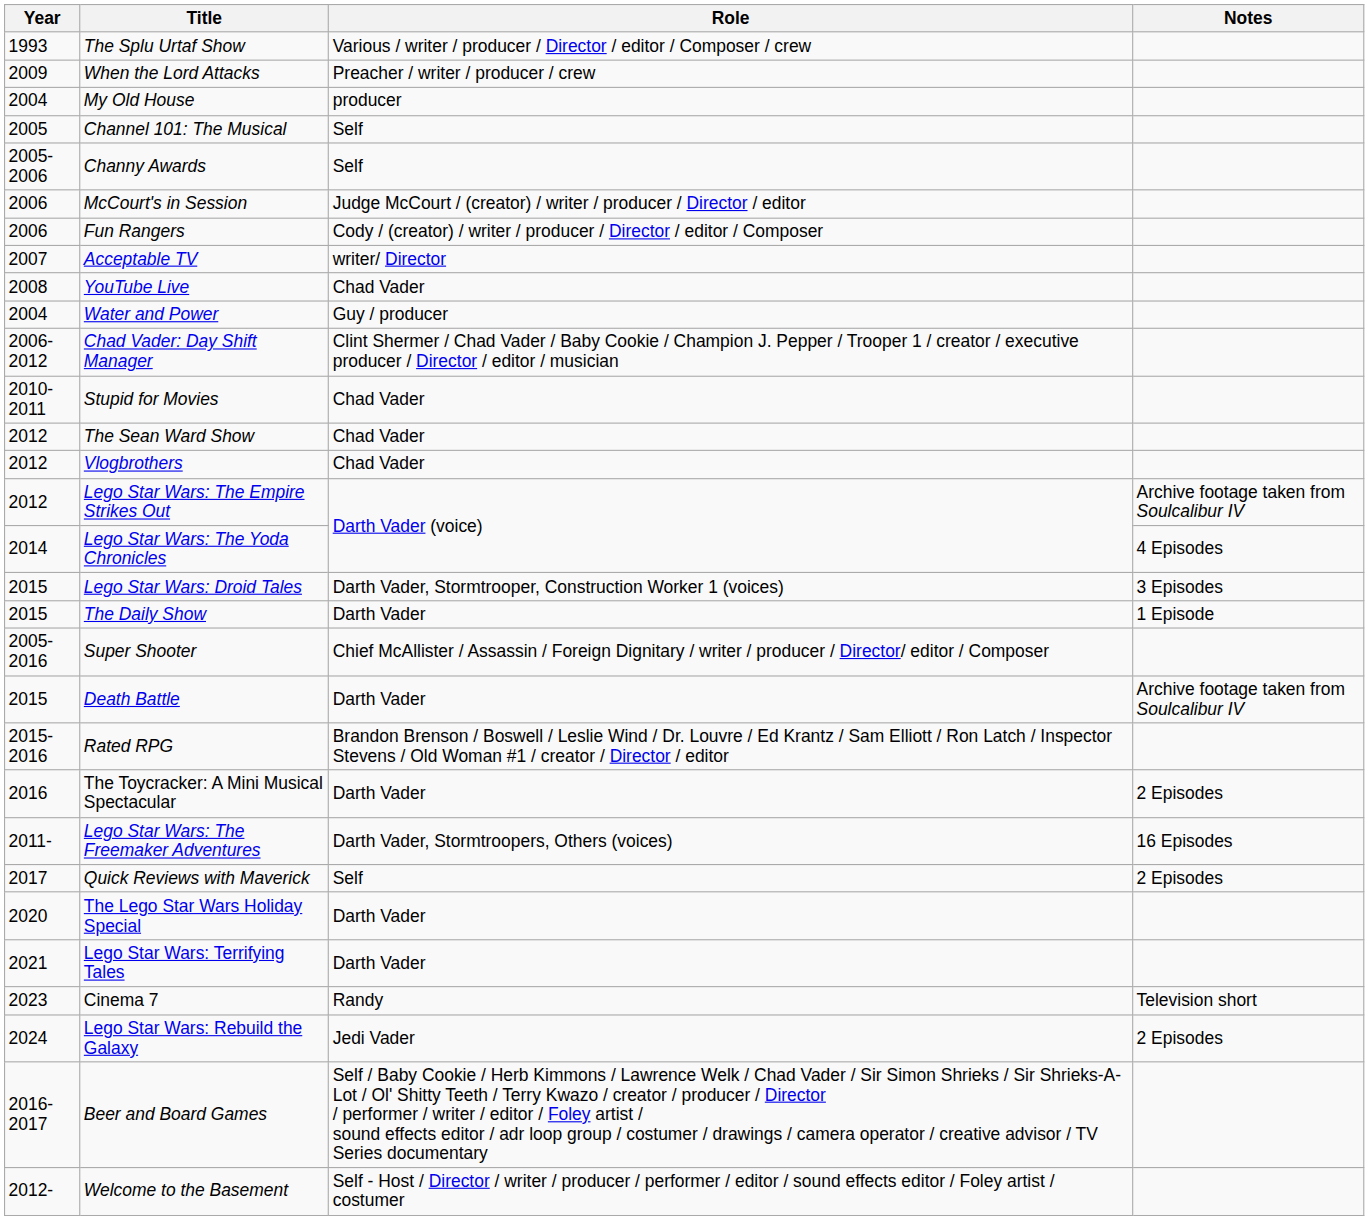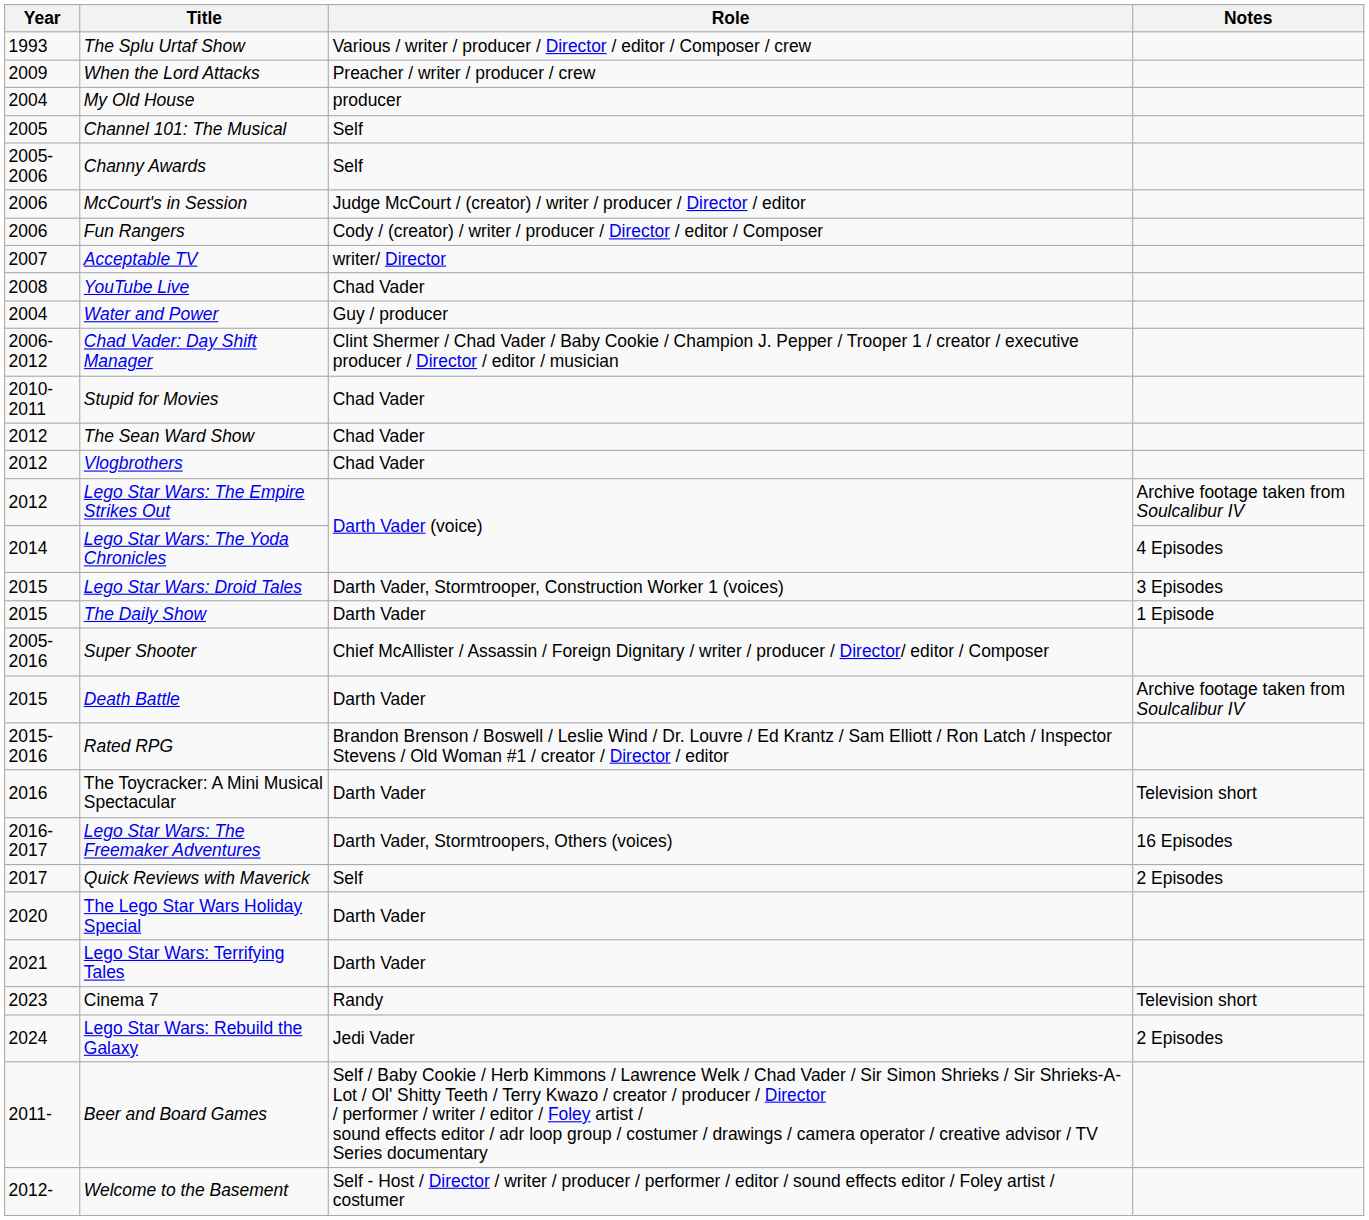(1180, 793) 2 Episodes -> (1197, 793) Television short
(30, 840) 2011- -> (31, 840) 2016-2017
(31, 1114) 2016-2017 -> (30, 1114) 2011-
